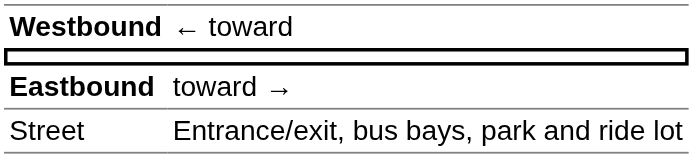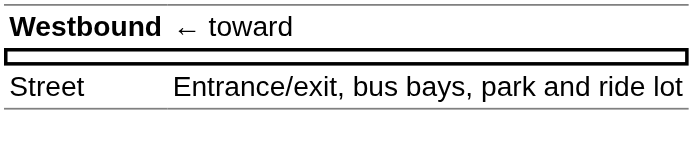- row: (82, 86)
